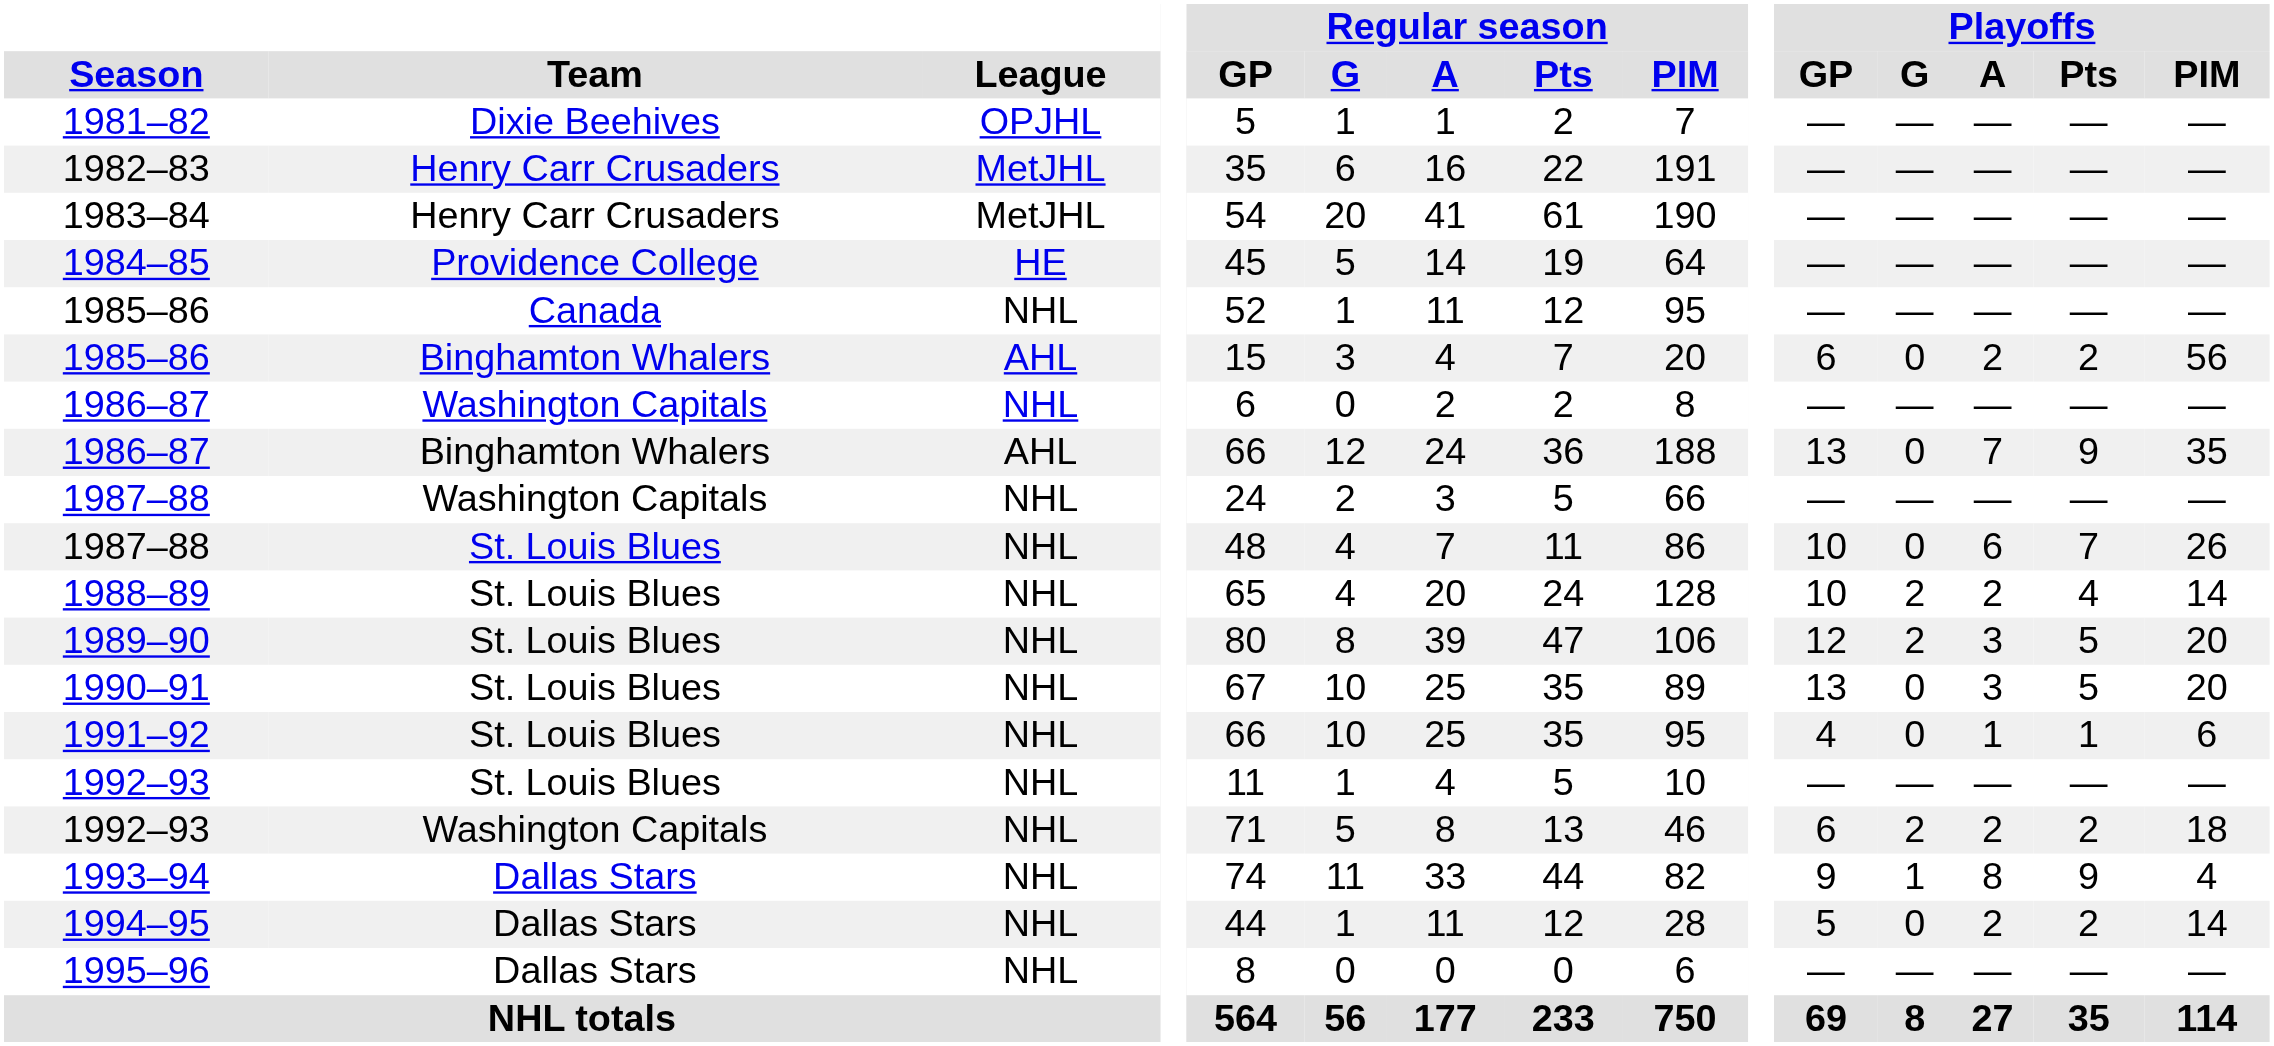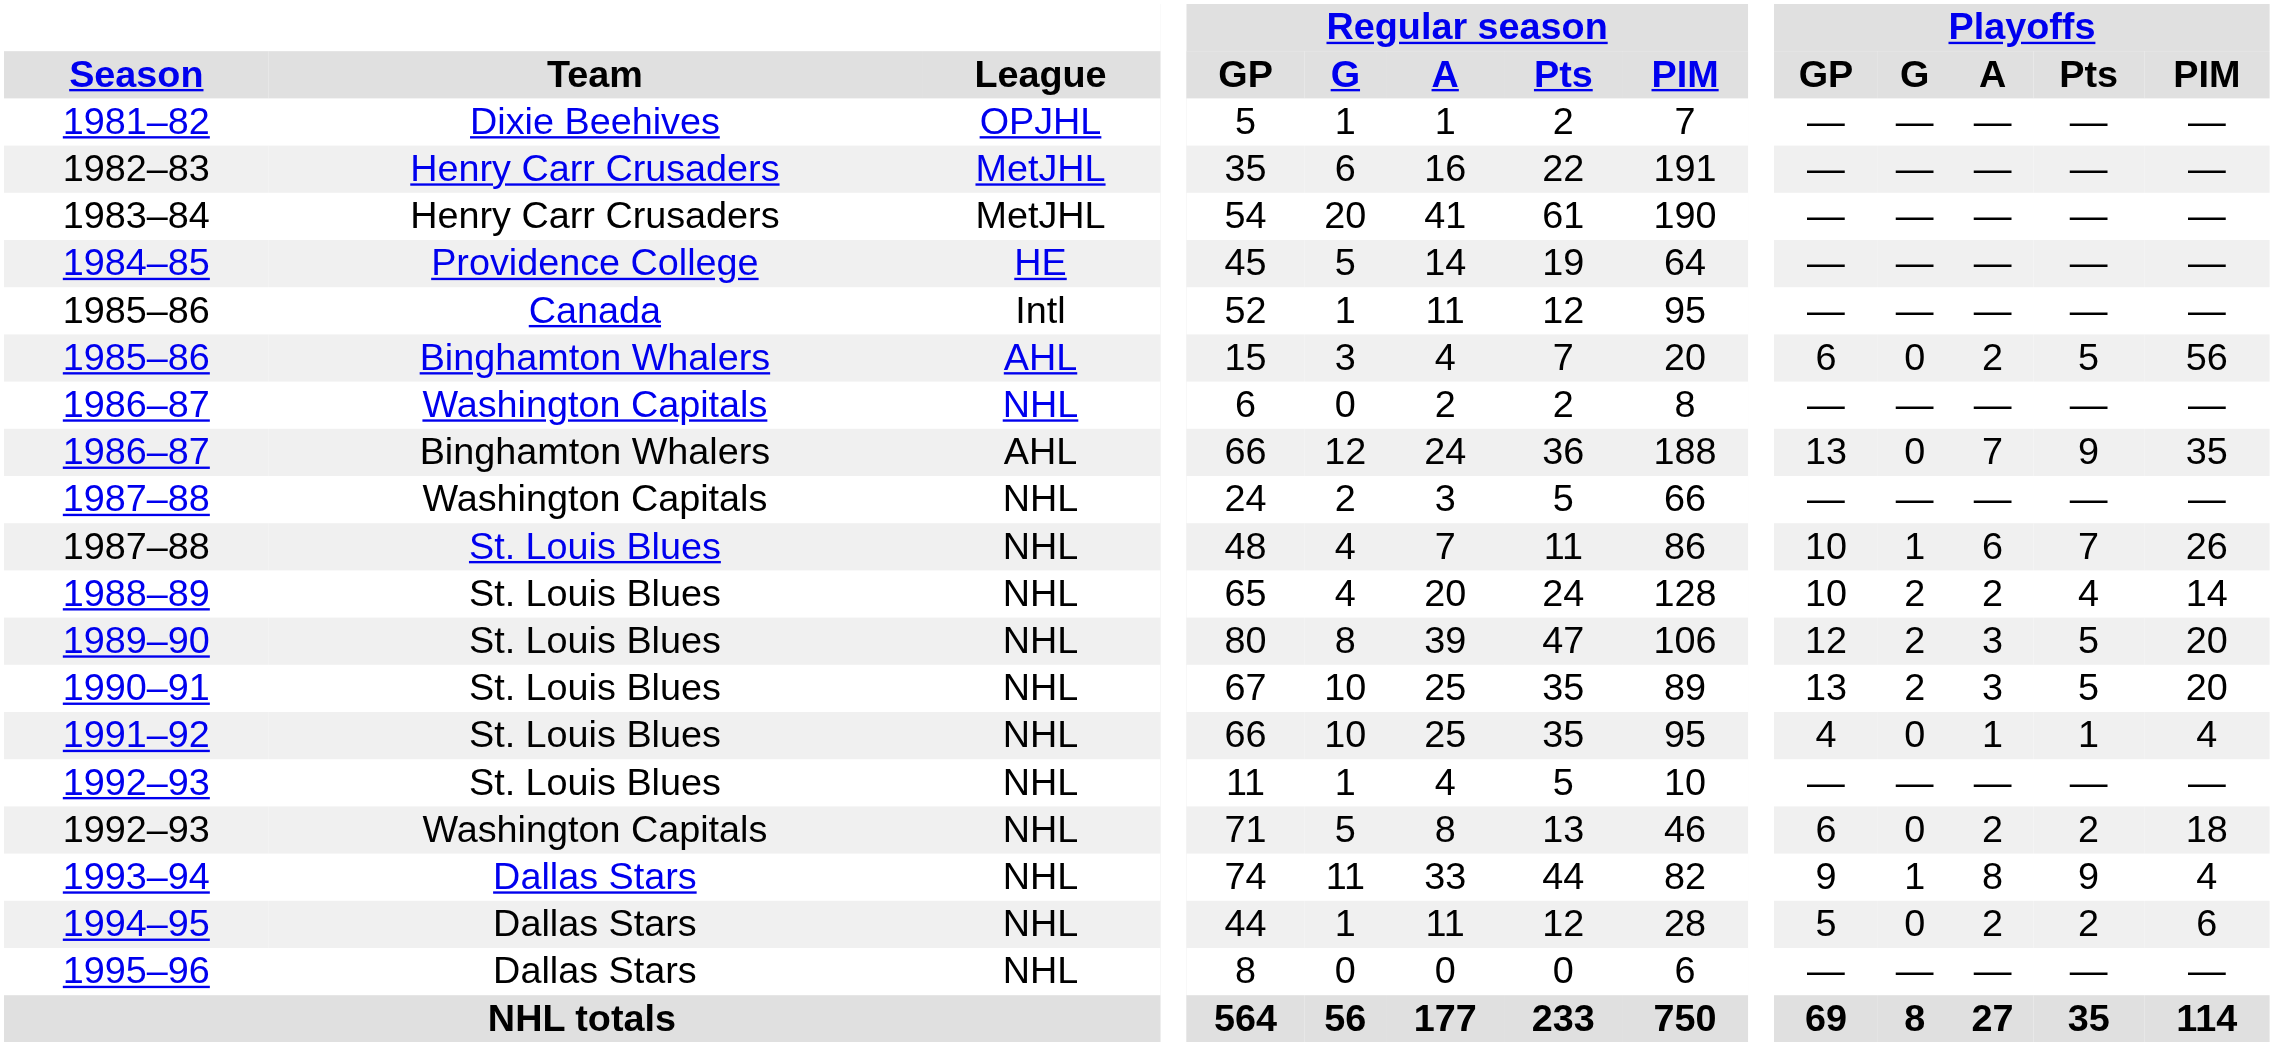(1041, 310) NHL -> (1041, 310) Intl
(2089, 357) 2 -> (2089, 357) 5
(1915, 546) 0 -> (1915, 546) 1
(1915, 687) 0 -> (1915, 687) 2
(2207, 734) 6 -> (2207, 734) 4
(1915, 829) 2 -> (1915, 829) 0
(2207, 923) 14 -> (2207, 923) 6
